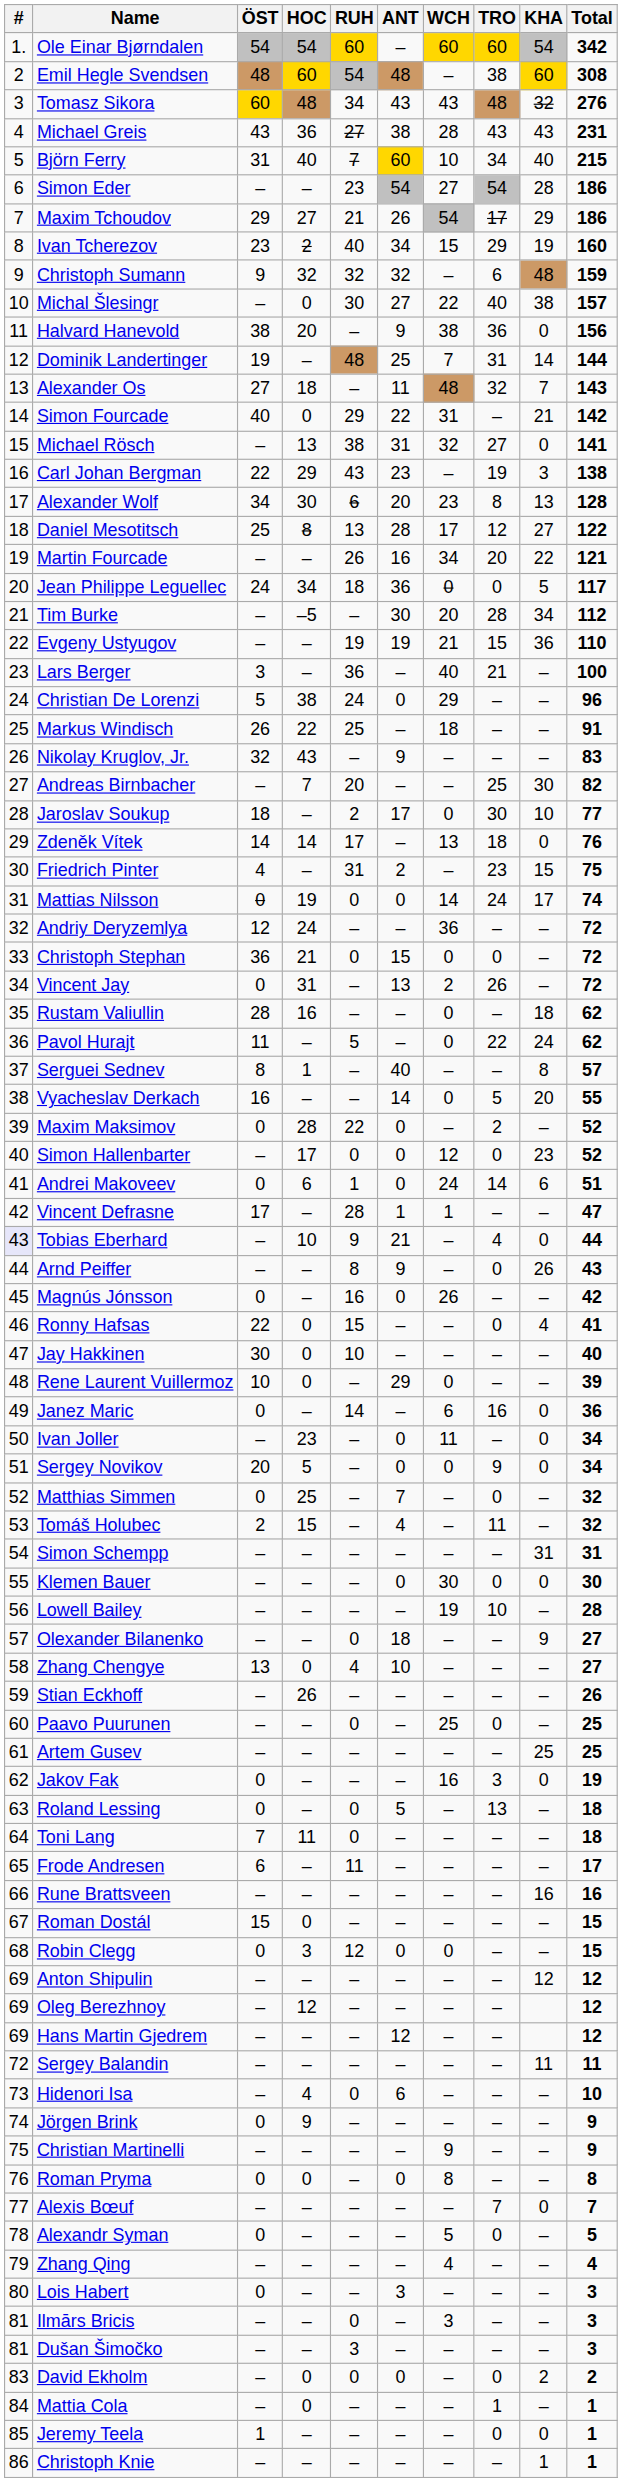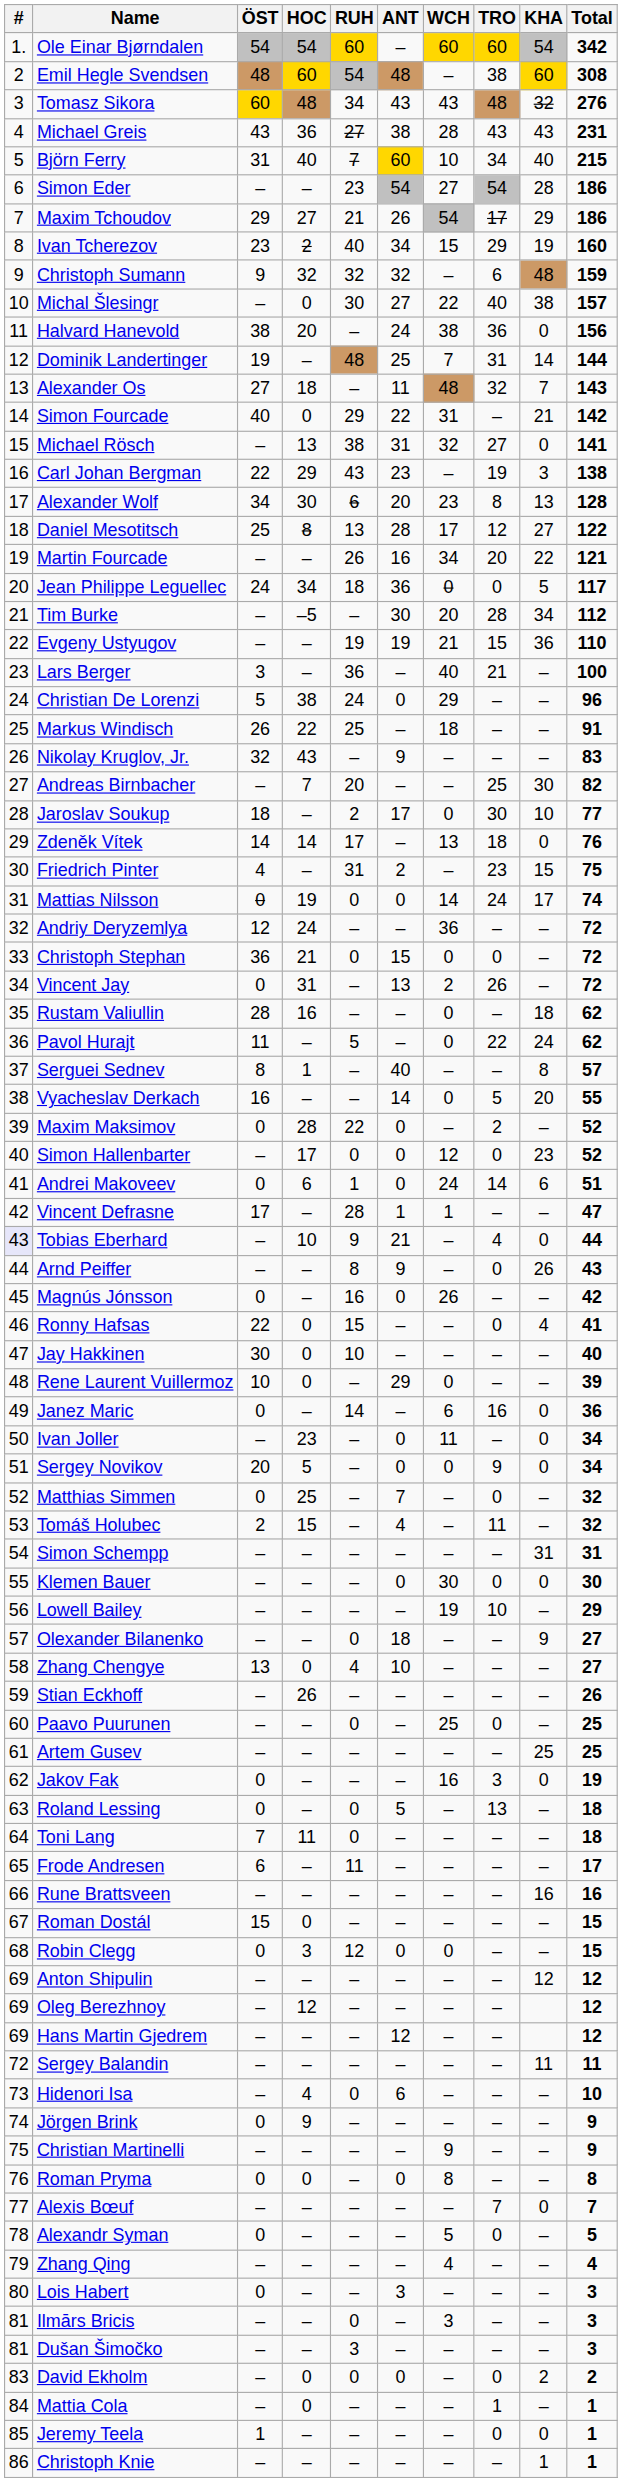(400, 331) 9 -> (400, 331) 24
(592, 1610) 28 -> (592, 1610) 29
